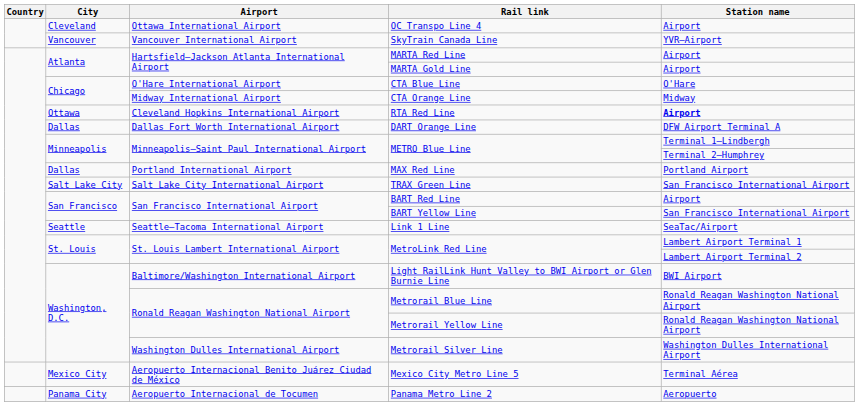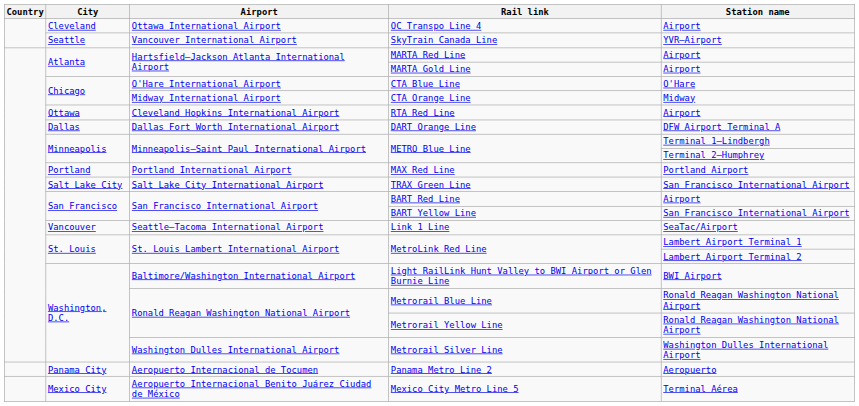(72, 40) Vancouver -> (67, 40) Seattle
(682, 112) bold -> (682, 112) normal
(64, 170) Dallas -> (69, 170) Portland
(67, 228) Seattle -> (72, 228) Vancouver
rows swapped: (252, 374) <-> (225, 394)
